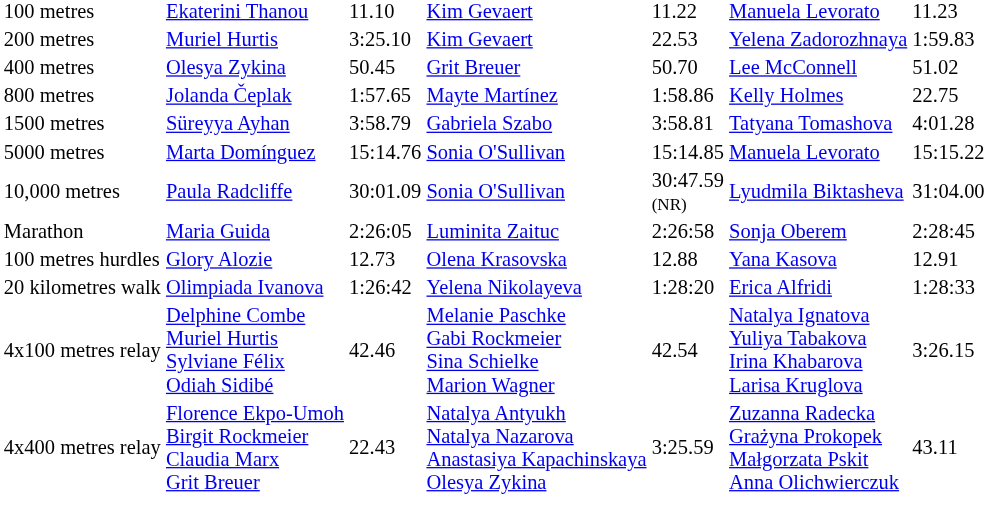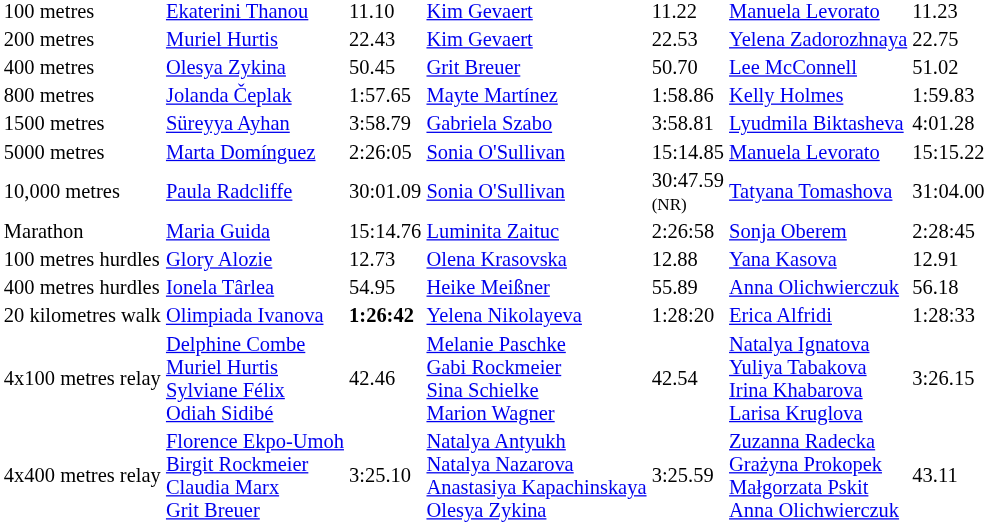(380, 39) 3:25.10 -> (372, 39) 22.43
(943, 39) 1:59.83 -> (935, 39) 22.75
(935, 95) 22.75 -> (943, 95) 1:59.83
(811, 123) Tatyana Tomashova -> (816, 123) Lyudmila Biktasheva
(385, 152) 15:14.76 -> (380, 152) 2:26:05
(816, 191) Lyudmila Biktasheva -> (811, 191) Tatyana Tomashova
(380, 231) 2:26:05 -> (385, 231) 15:14.76
+ row: (82, 287)
(380, 287) normal -> (381, 315) bold
(372, 447) 22.43 -> (380, 475) 3:25.10
